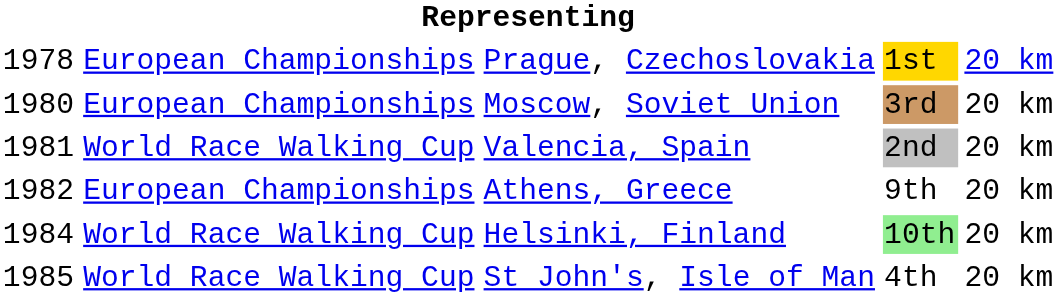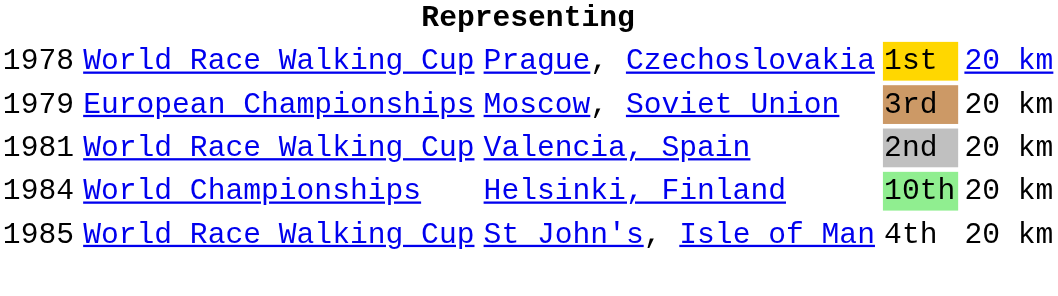(279, 61) European Championships -> (279, 61) World Race Walking Cup
(38, 105) 1980 -> (38, 105) 1979
- row: (608, 191)
(279, 235) World Race Walking Cup -> (252, 191) World Championships
